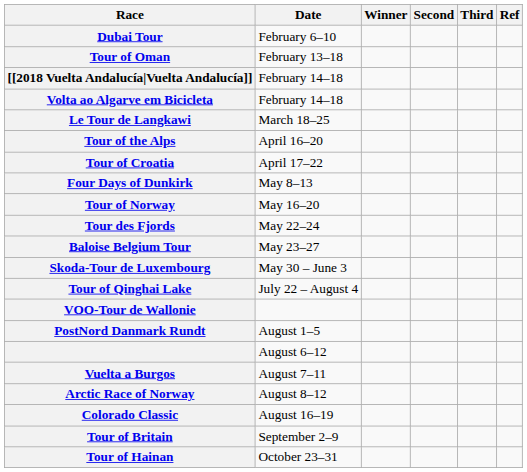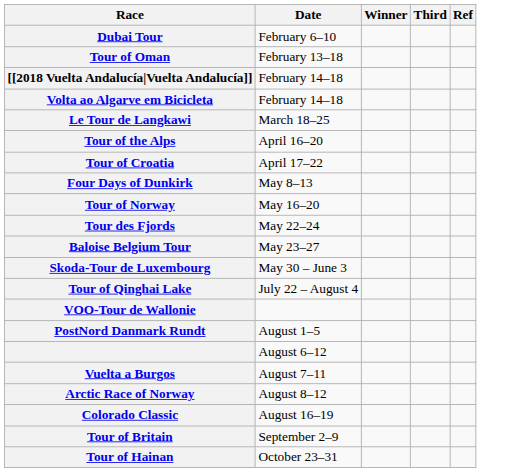- column: (434, 15)
